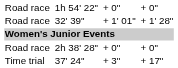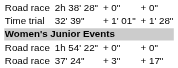rows swapped: (76, 47) <-> (76, 7)
(27, 21) Road race -> (25, 21) Time trial
(25, 61) Time trial -> (27, 61) Road race
